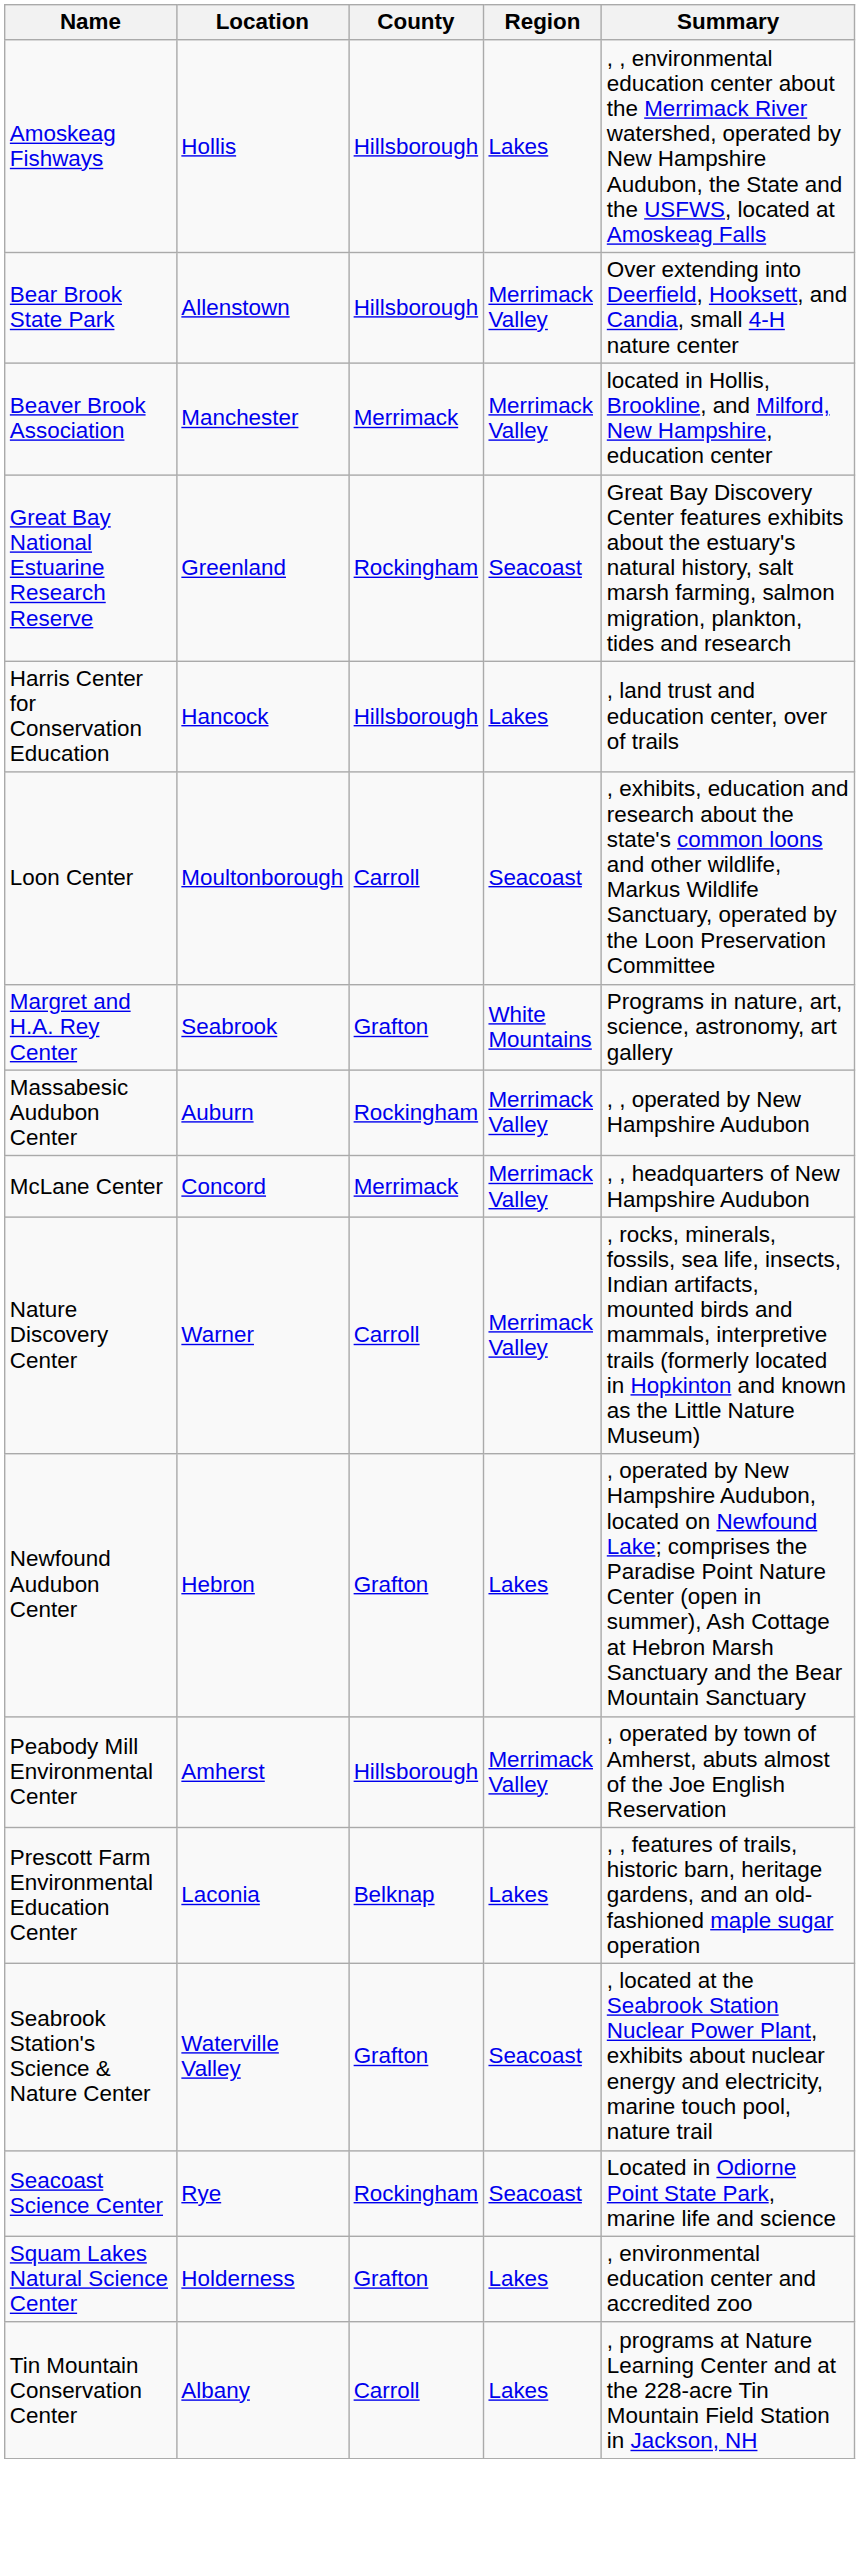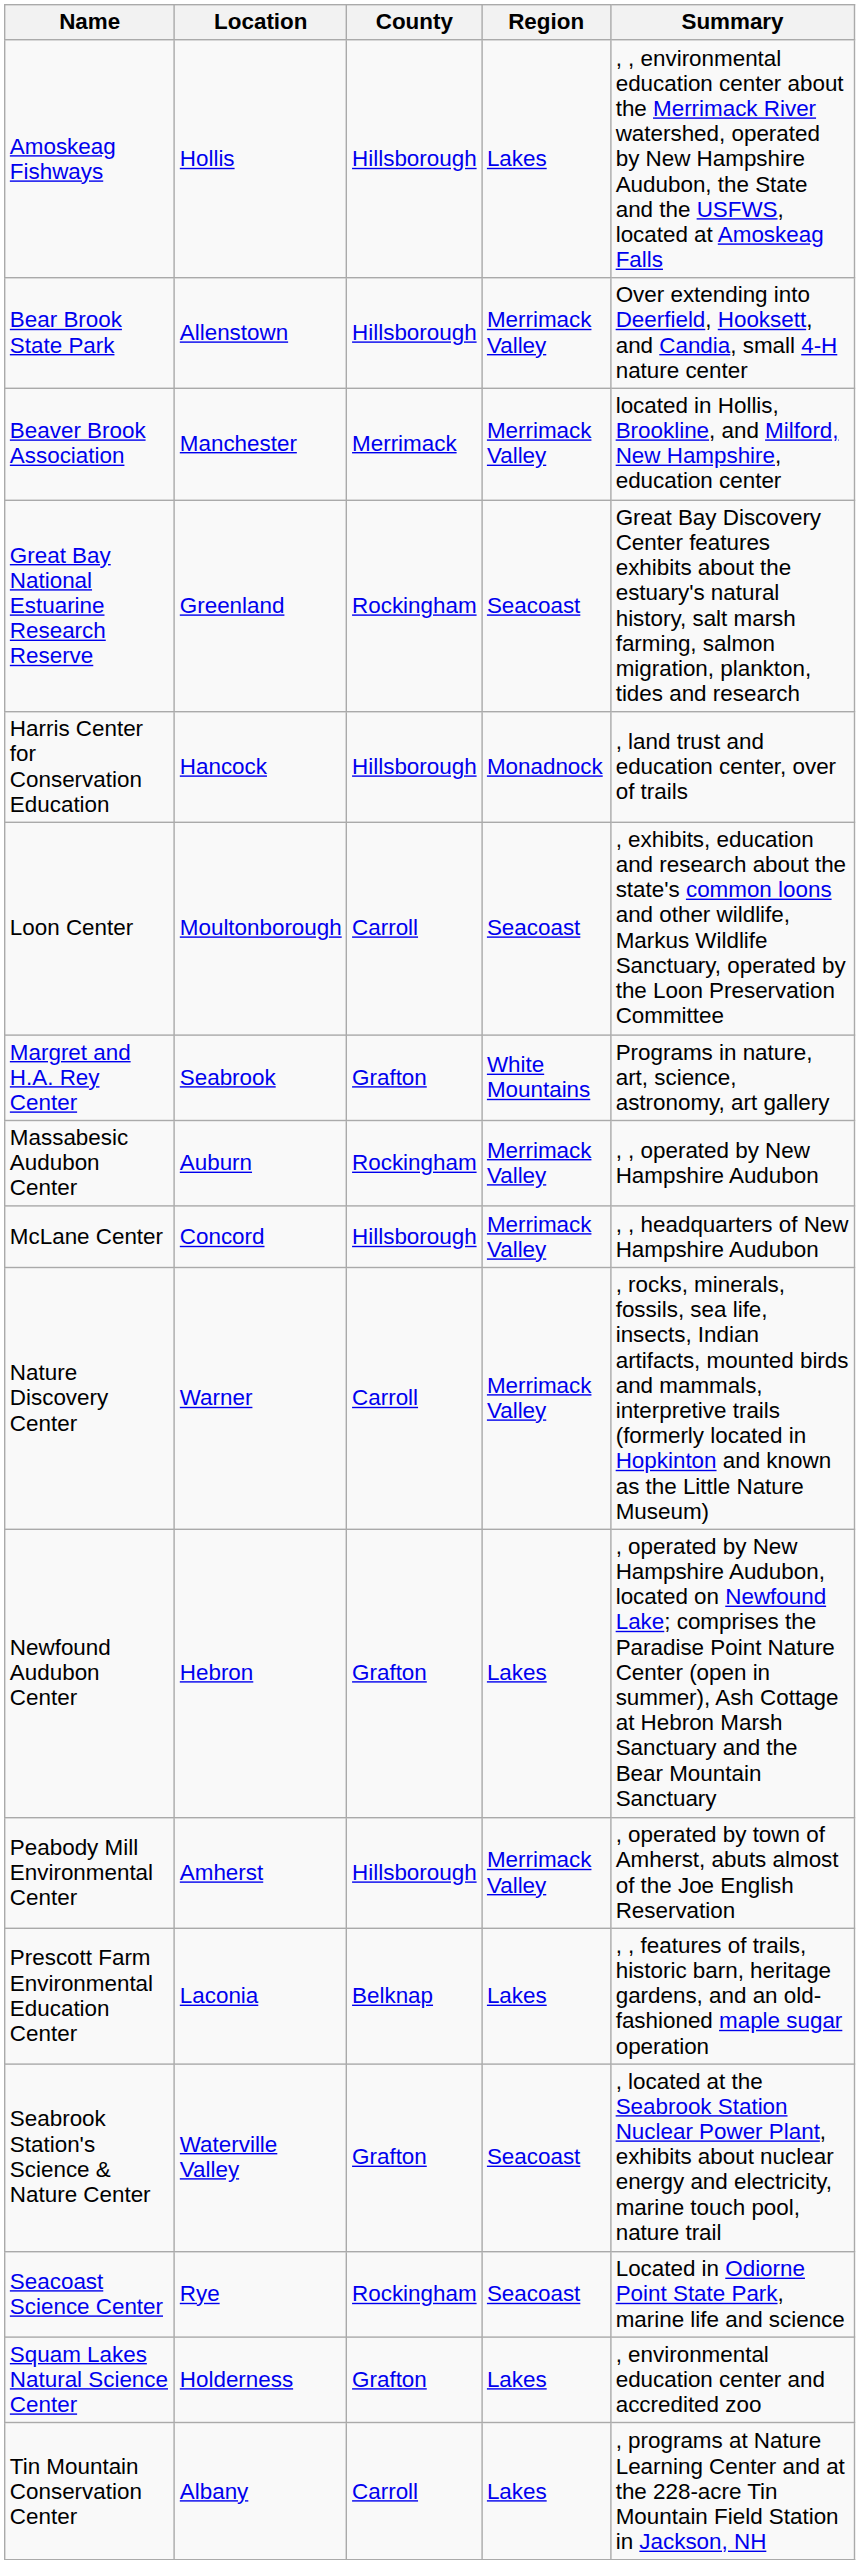(518, 716) Lakes -> (545, 766) Monadnock
(406, 1186) Merrimack -> (414, 1236) Hillsborough
